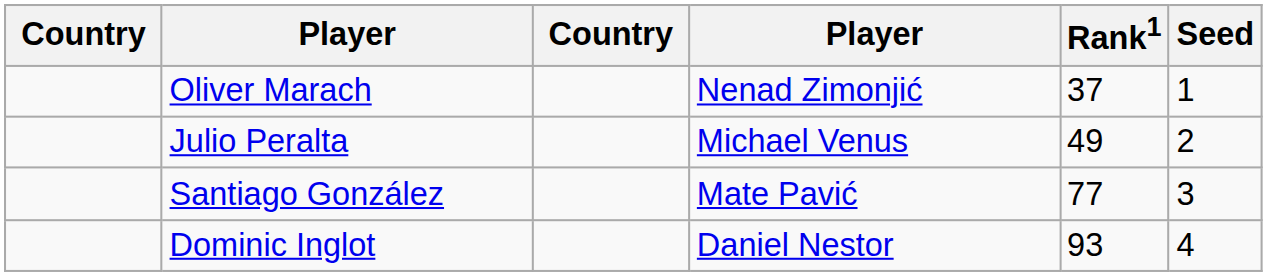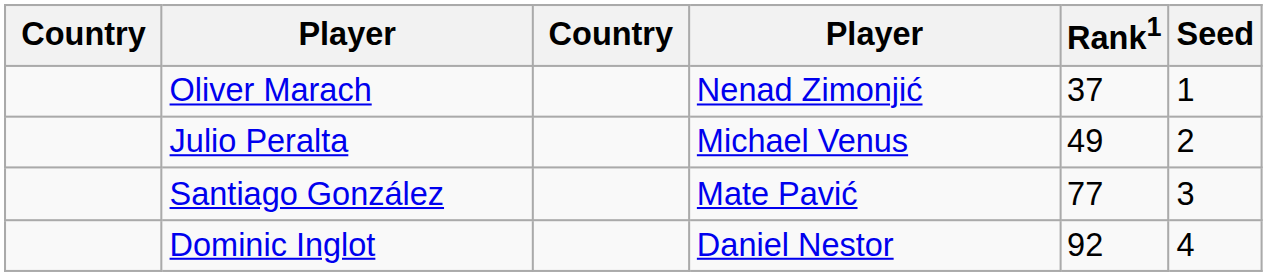(1085, 245) 93 -> (1085, 245) 92
